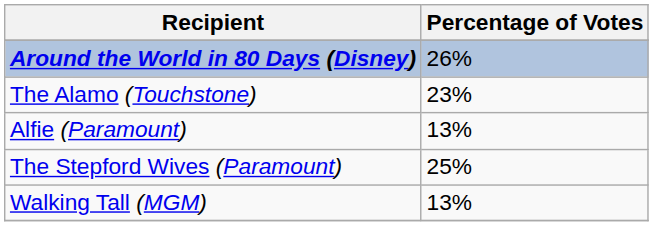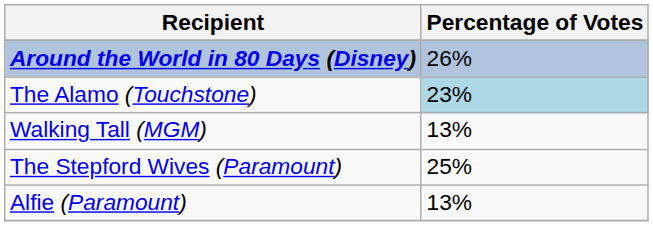(449, 94) no background -> (449, 94) lightblue background
rows swapped: (98, 130) <-> (108, 202)
